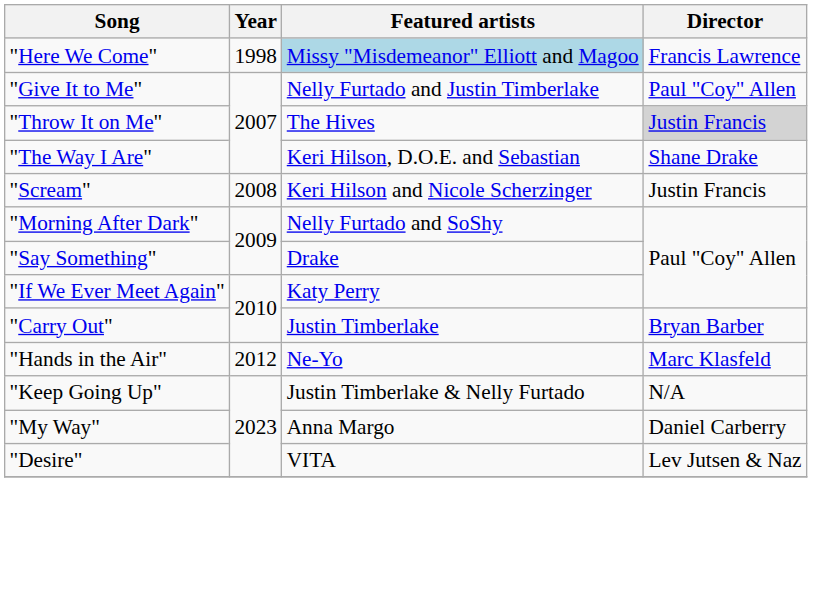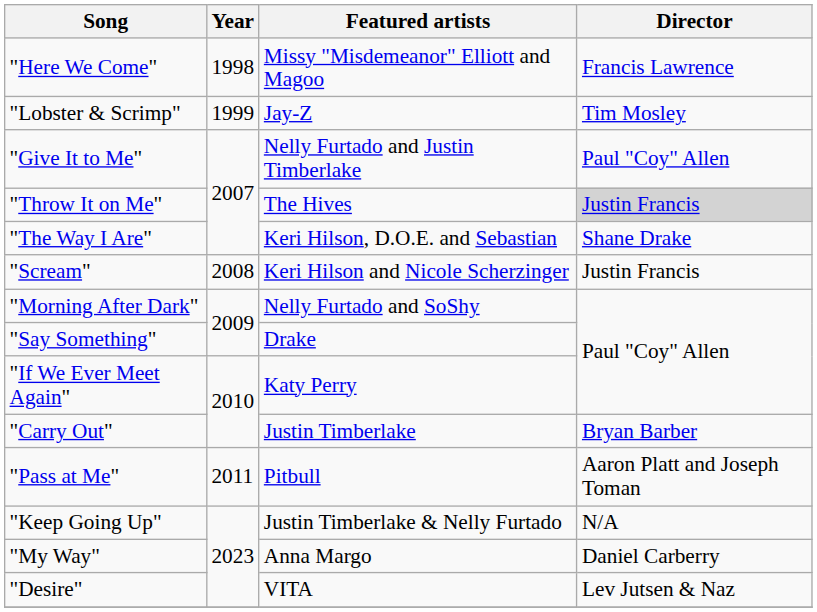(463, 55) lightblue background -> (407, 67) no background
+ row: (95, 112)
+ row: (64, 476)
- row: (88, 358)
